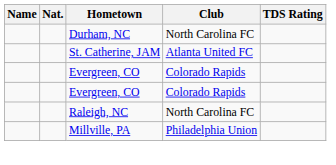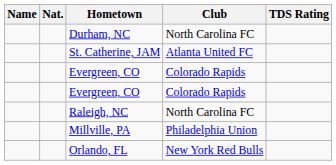+ row: (98, 150)
